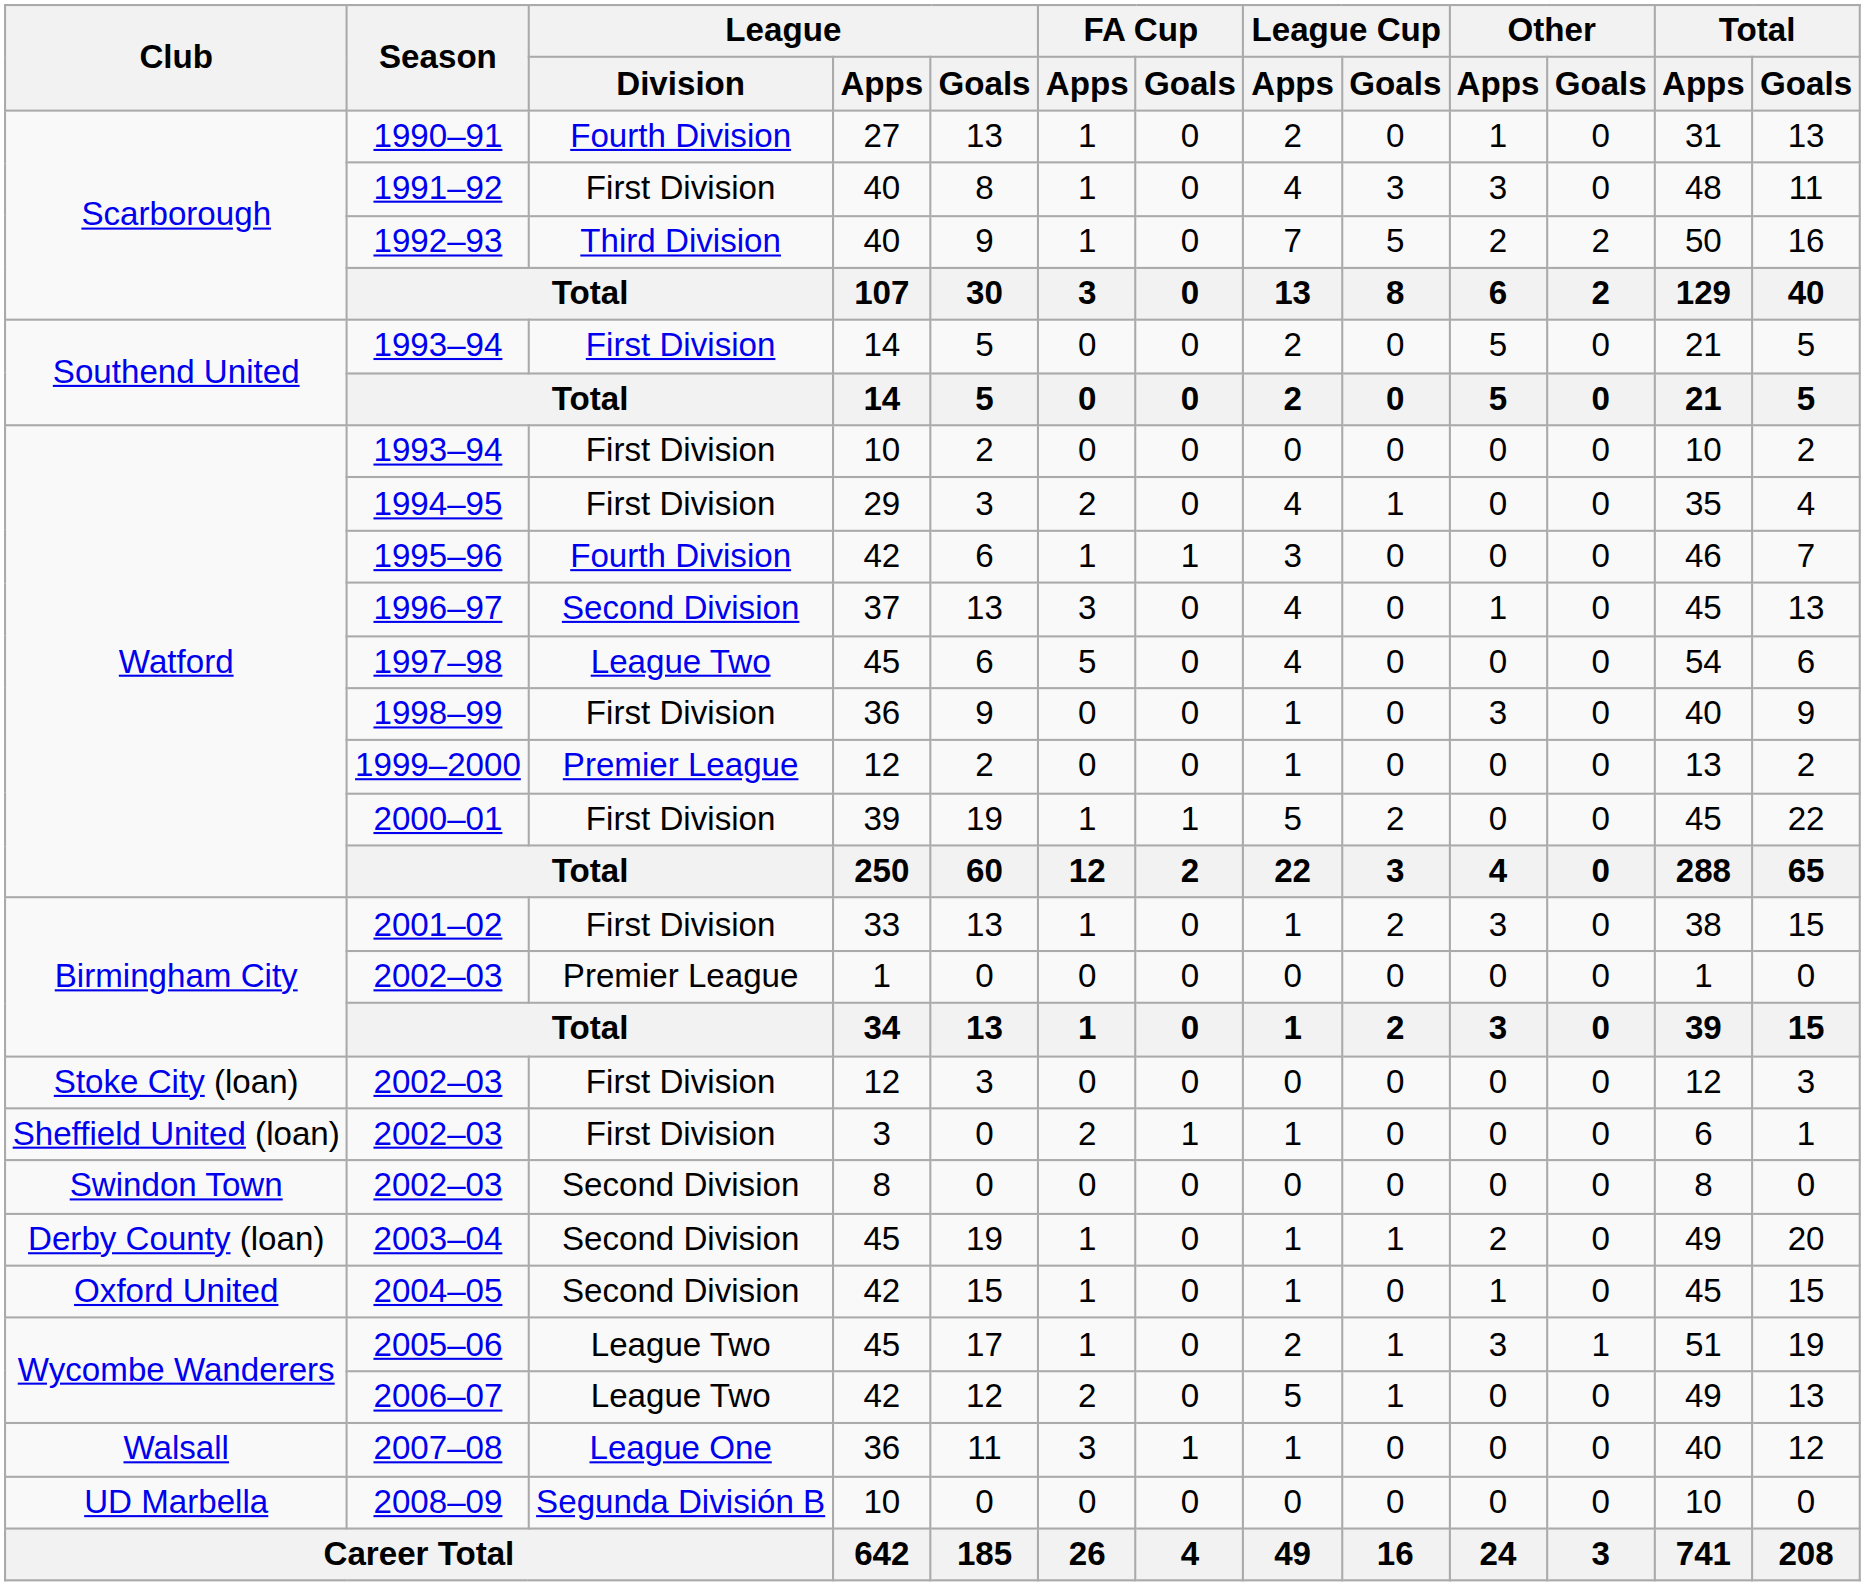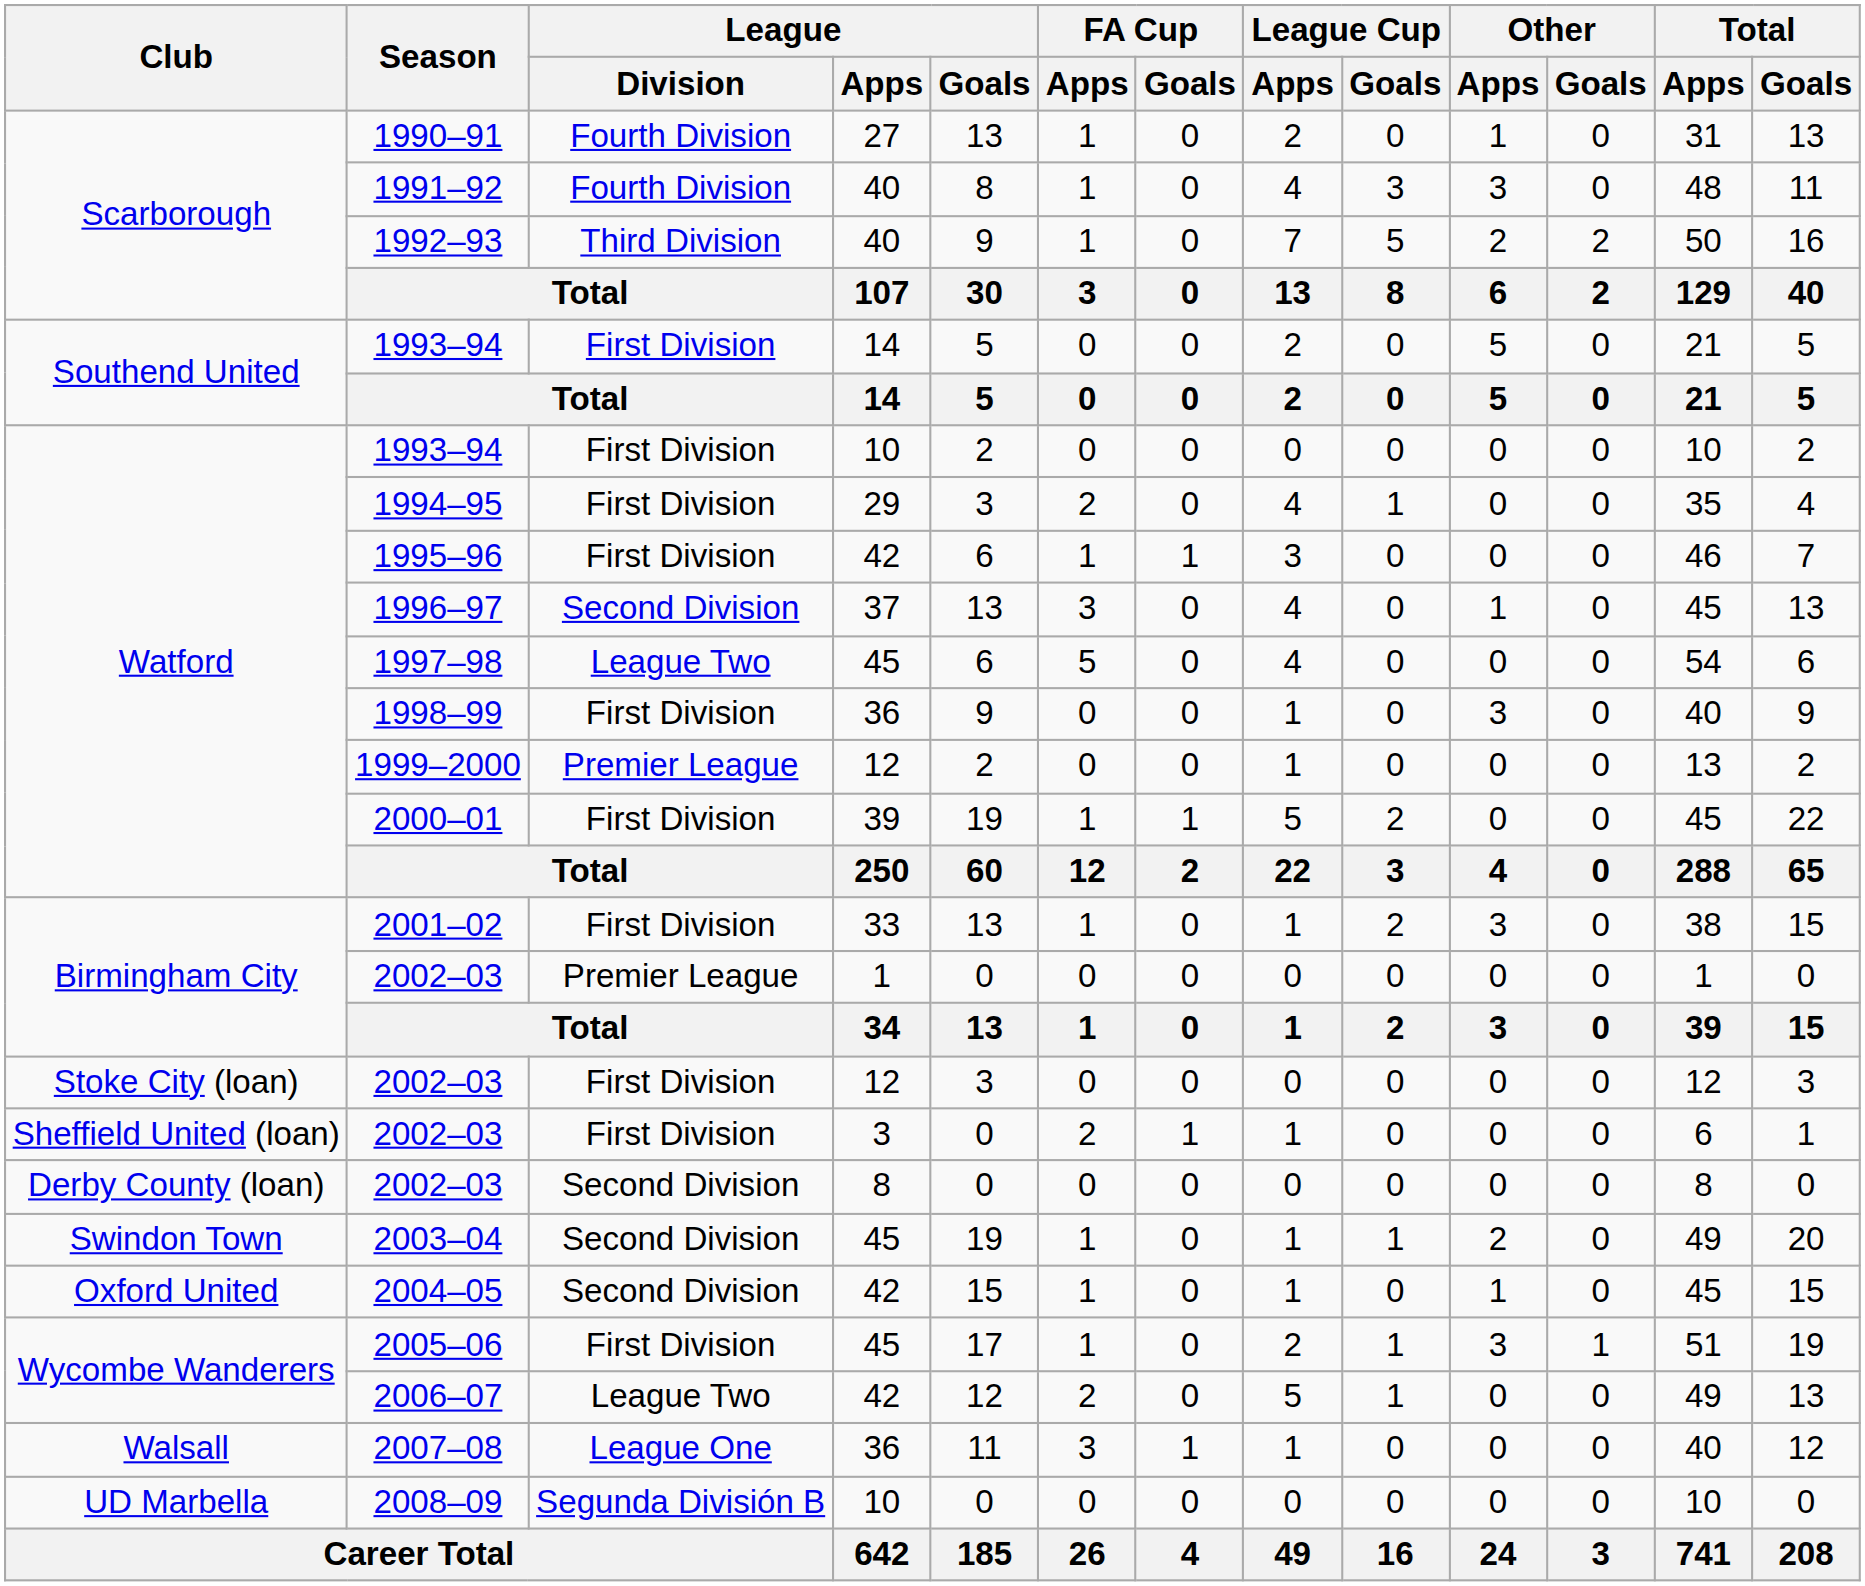(681, 188) First Division -> (681, 188) Fourth Division
(681, 556) Fourth Division -> (681, 556) First Division
(176, 1186) Swindon Town -> (176, 1186) Derby County (loan)
(176, 1238) Derby County (loan) -> (176, 1238) Swindon Town
(681, 1343) League Two -> (681, 1343) First Division
